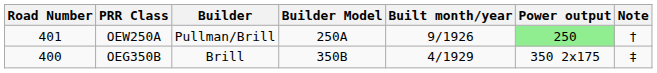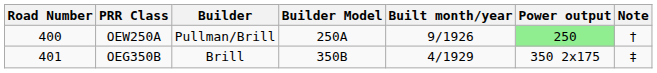(50, 36) 401 -> (50, 36) 400
(50, 57) 400 -> (50, 57) 401
